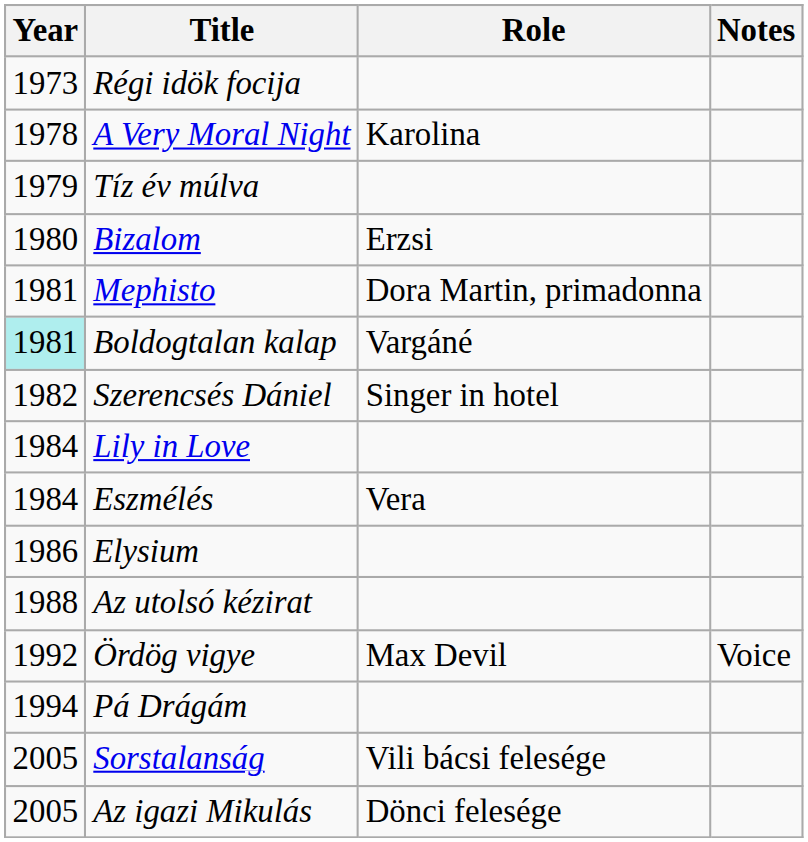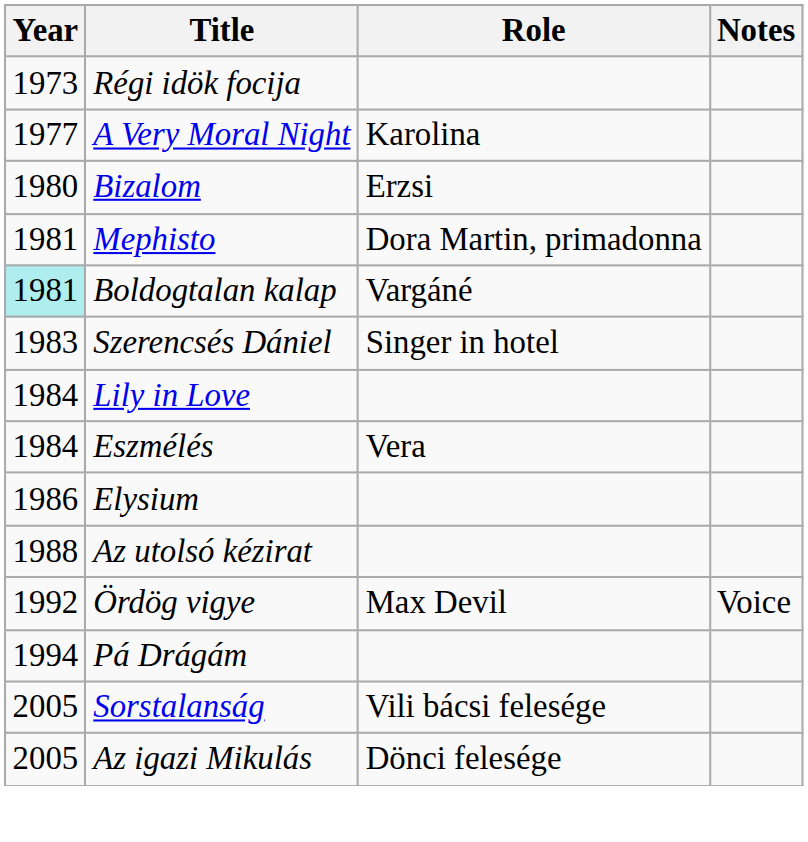(45, 134) 1978 -> (45, 134) 1977
- row: (176, 186)
(45, 394) 1982 -> (45, 342) 1983
